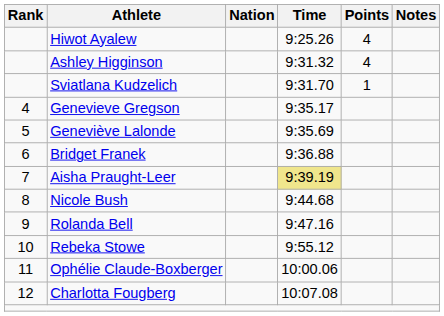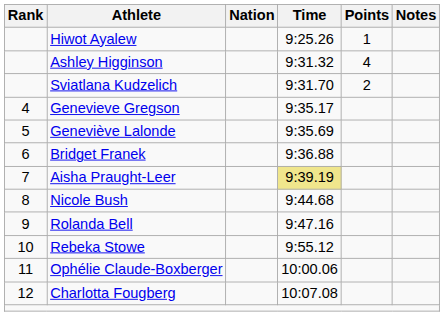(367, 39) 4 -> (367, 39) 1
(367, 85) 1 -> (367, 85) 2
